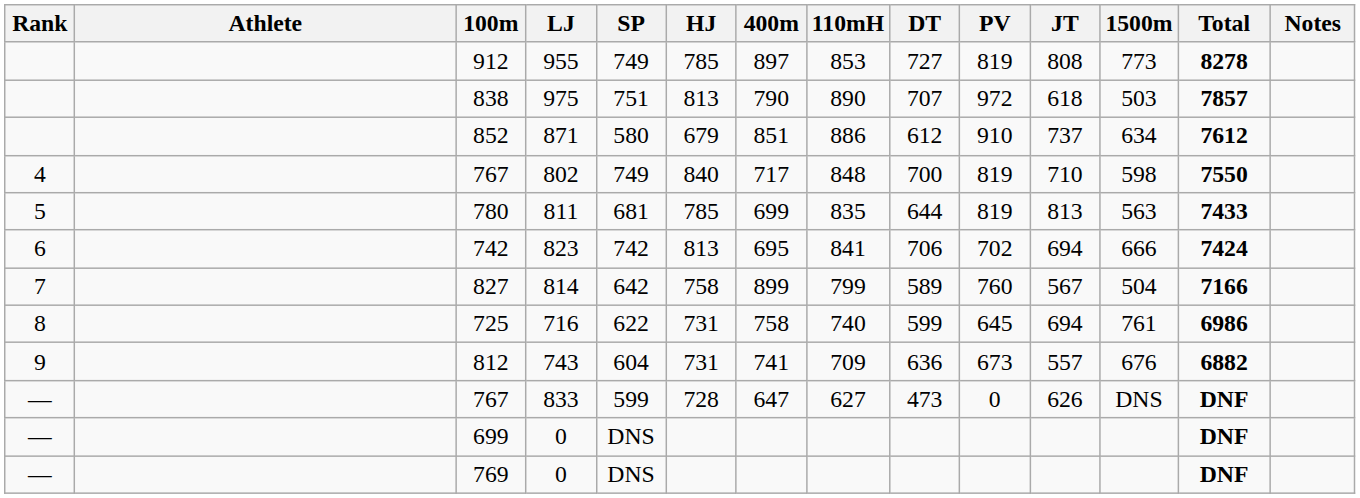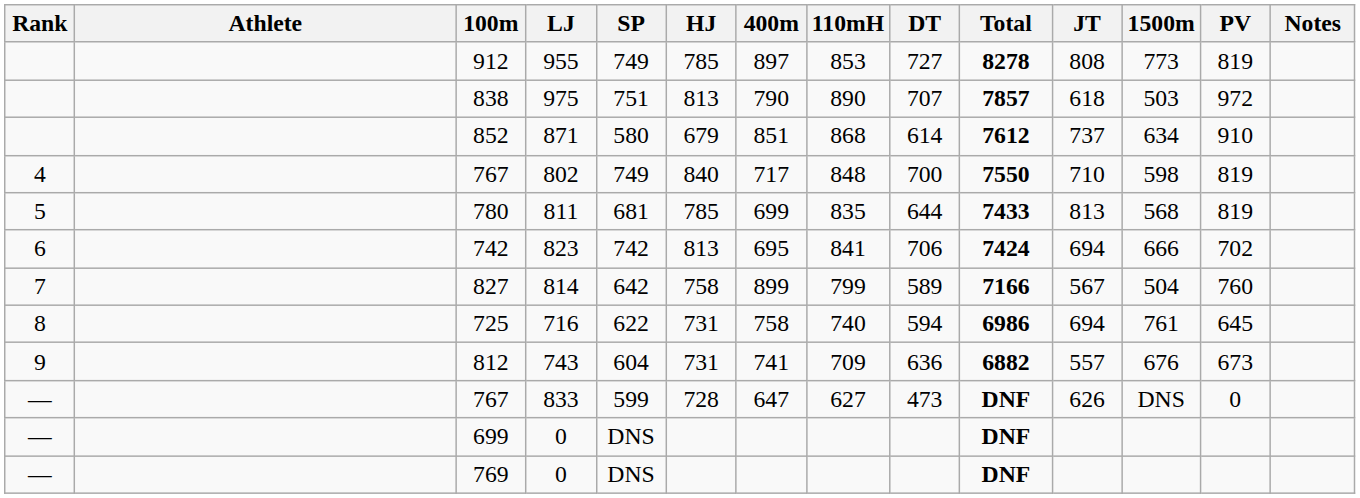columns swapped: (995, 23) <-> (1224, 23)
(848, 135) 886 -> (848, 135) 868
(925, 135) 612 -> (925, 135) 614
(1139, 211) 563 -> (1161, 211) 568
(925, 323) 599 -> (925, 323) 594
